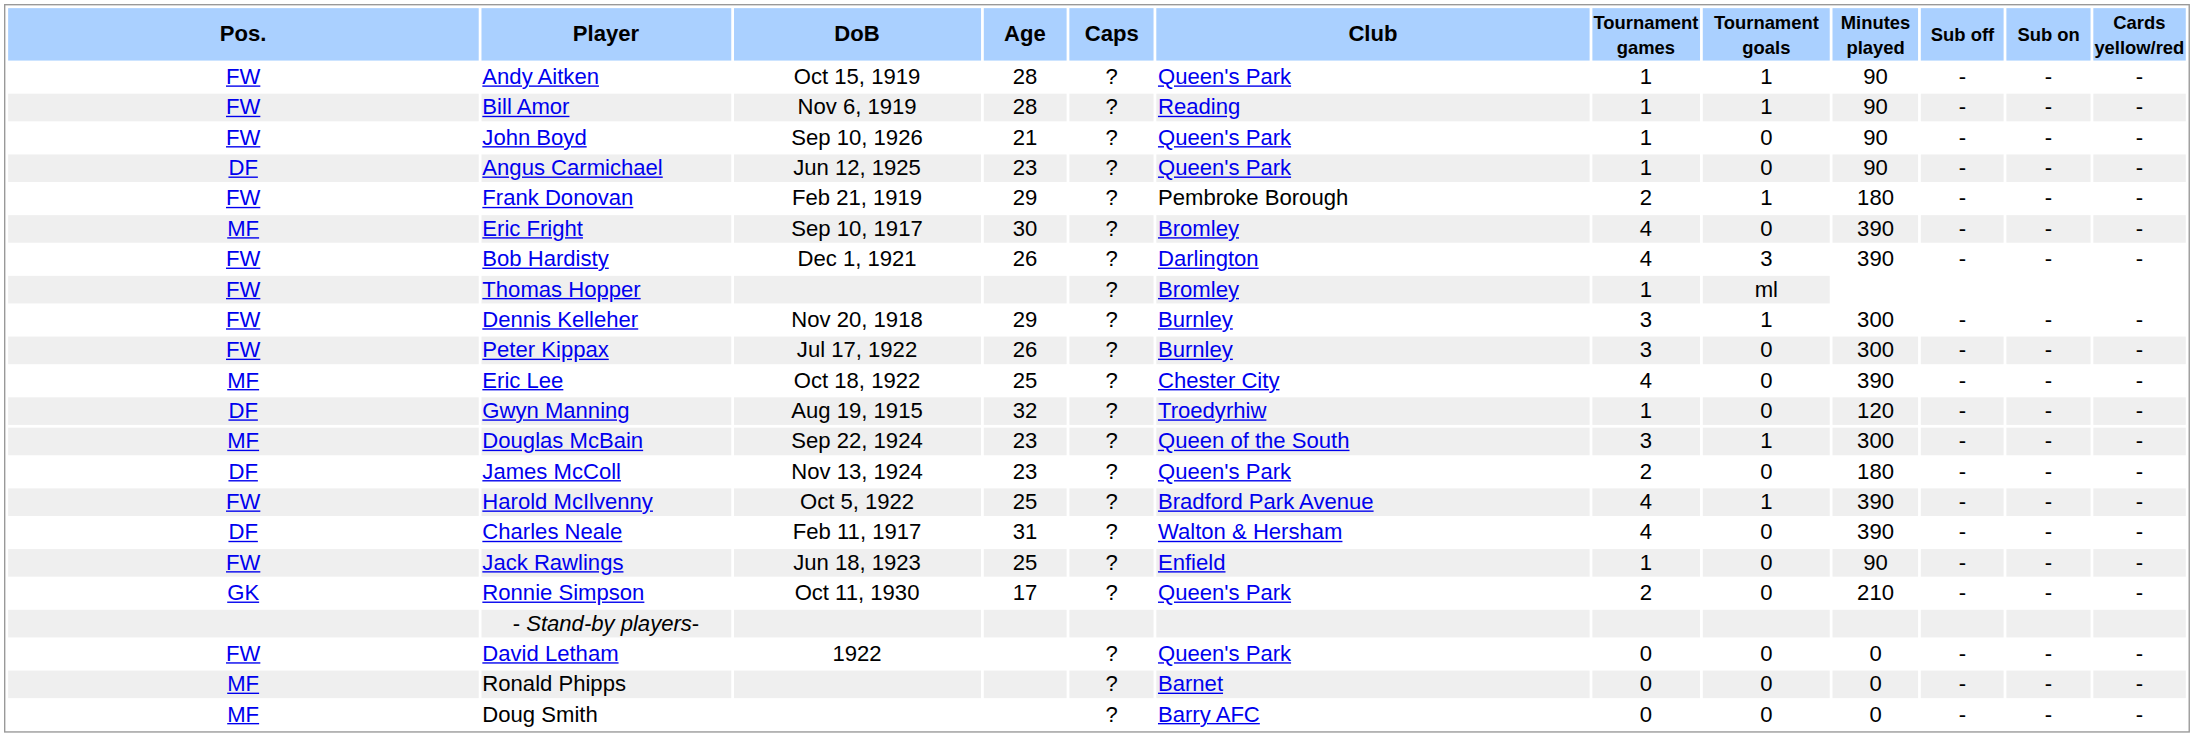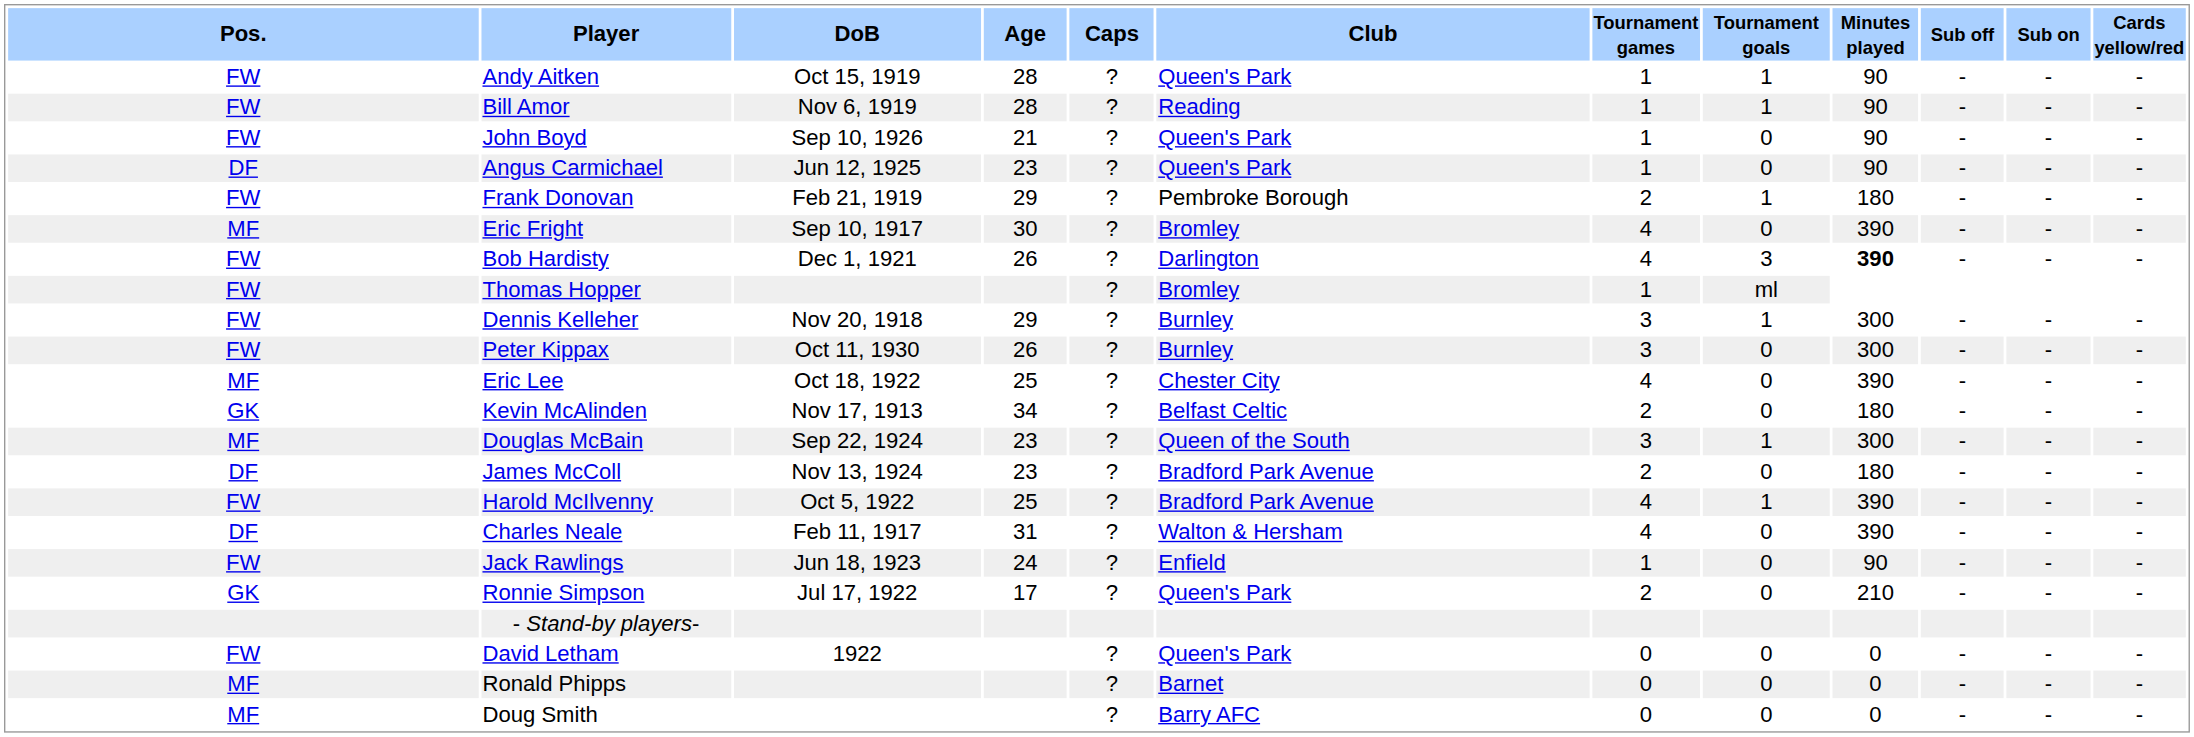(1876, 259) normal -> (1876, 259) bold
(857, 350) Jul 17, 1922 -> (857, 350) Oct 11, 1930
- row: (556, 410)
+ row: (565, 410)
(1225, 471) Queen's Park -> (1266, 471) Bradford Park Avenue
(1025, 562) 25 -> (1025, 562) 24
(857, 593) Oct 11, 1930 -> (857, 593) Jul 17, 1922
